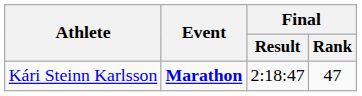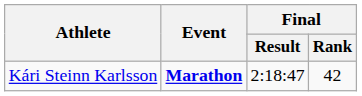(332, 76) 47 -> (332, 76) 42
